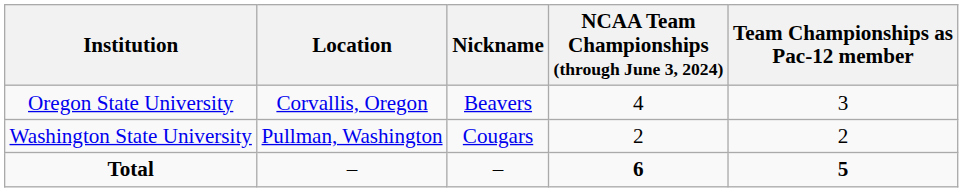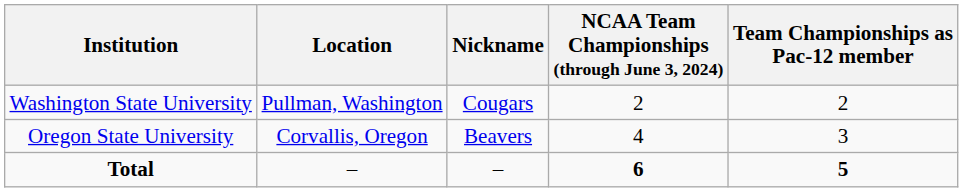rows swapped: (131, 102) <-> (131, 135)
